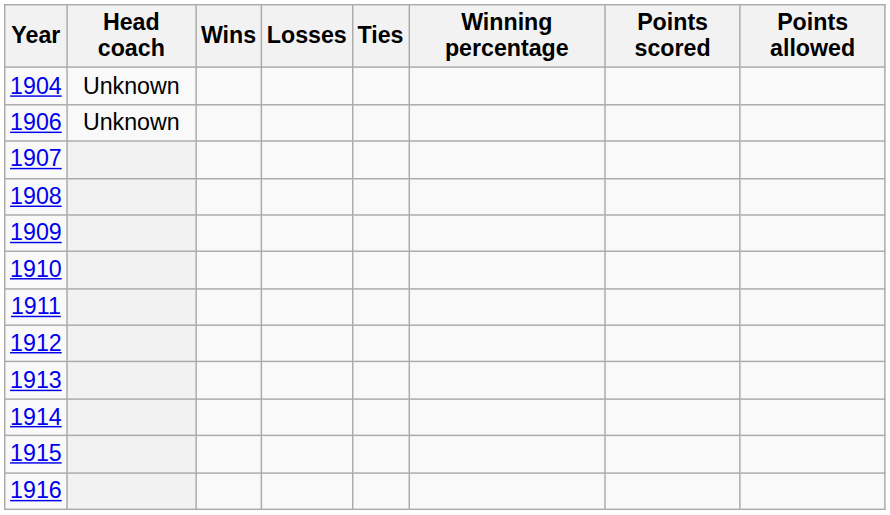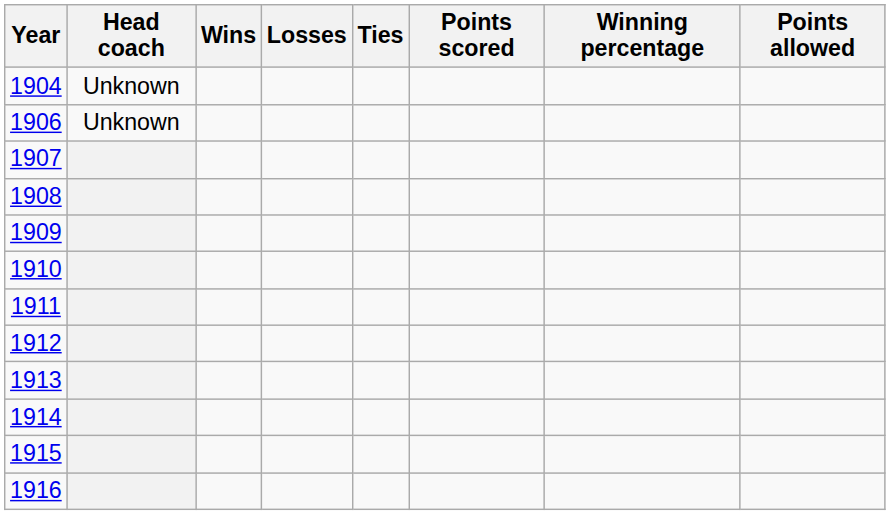columns swapped: (507, 35) <-> (673, 35)
